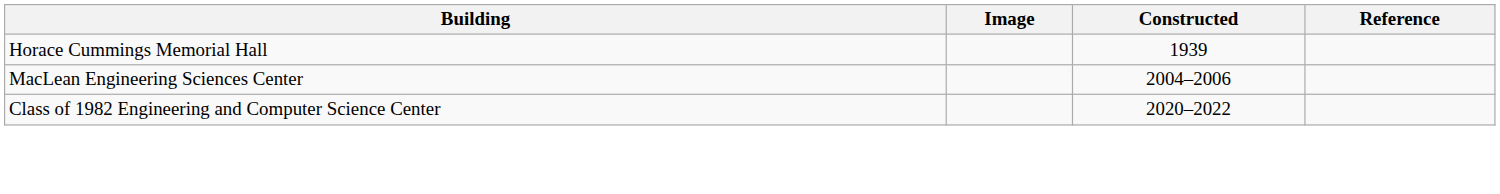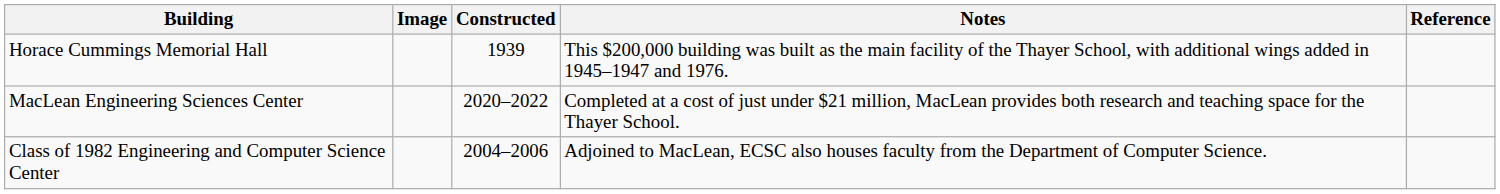+ column: (983, 19)
(1188, 79) 2004–2006 -> (506, 100) 2020–2022
(1188, 109) 2020–2022 -> (506, 151) 2004–2006
